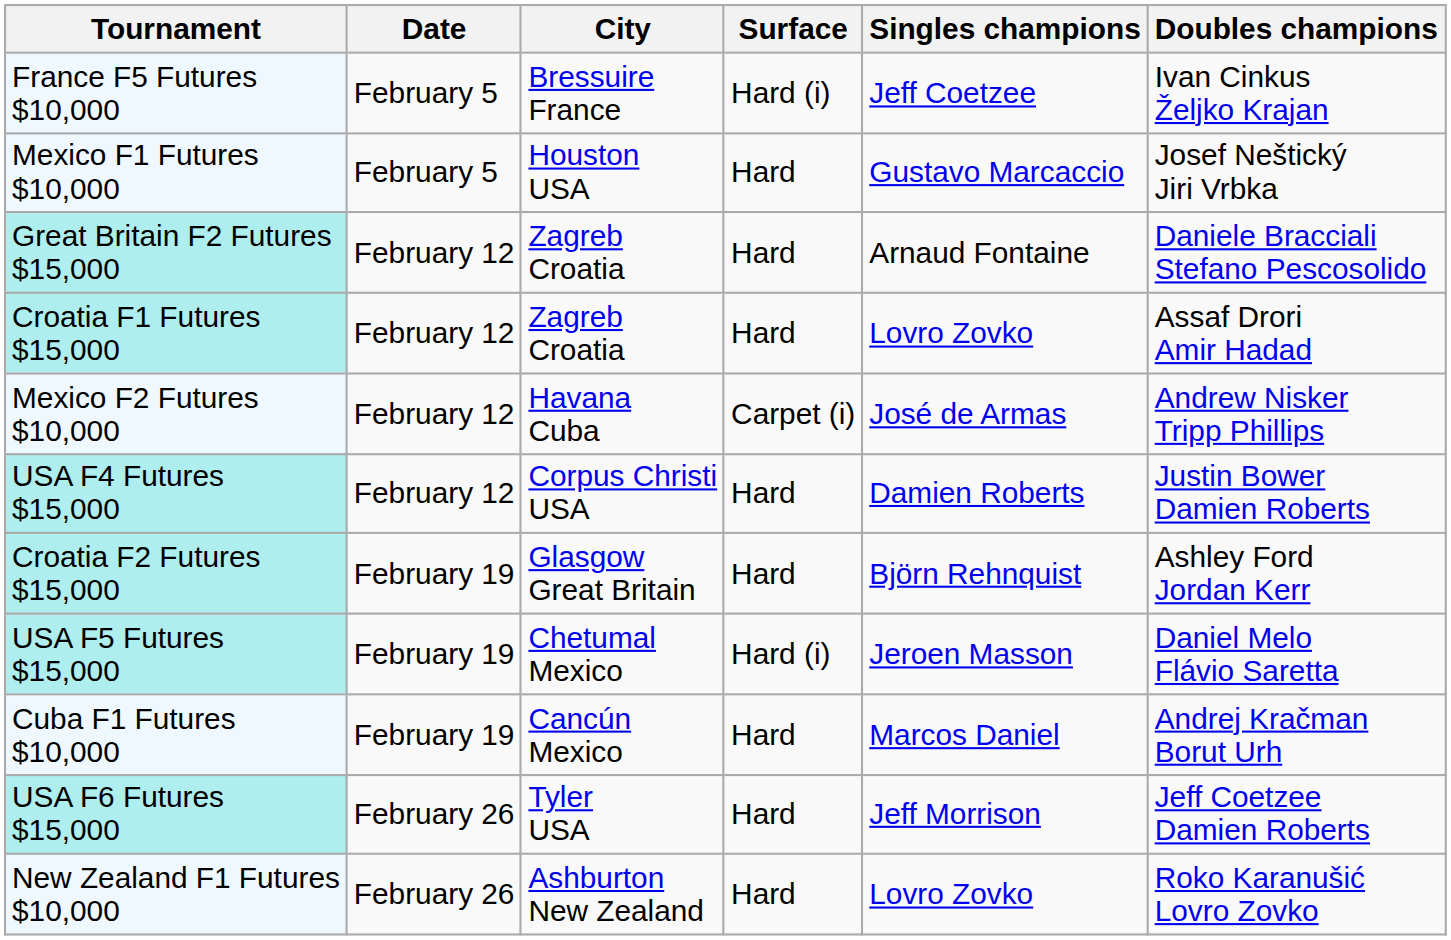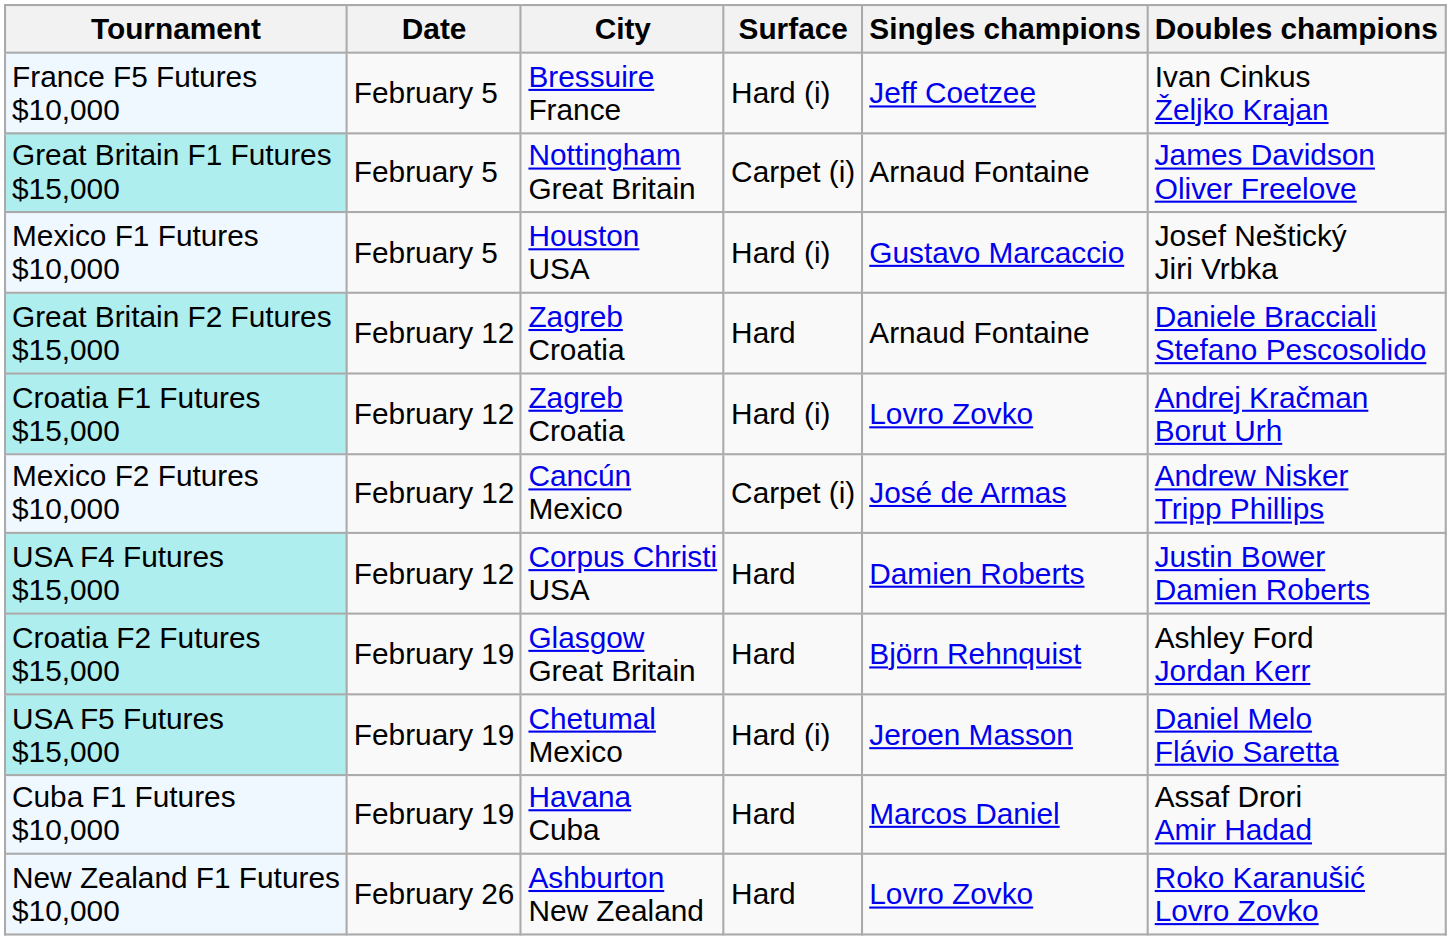+ row: (172, 173)
(763, 173) Hard -> (781, 253) Hard (i)
(763, 333) Hard -> (781, 413) Hard (i)
(1233, 333) Assaf Drori Amir Hadad -> (1262, 413) Andrej Kračman Borut Urh
(580, 413) Havana Cuba -> (580, 494) Cancún Mexico
(580, 734) Cancún Mexico -> (580, 815) Havana Cuba
(1262, 734) Andrej Kračman Borut Urh -> (1233, 815) Assaf Drori Amir Hadad
- row: (118, 815)
